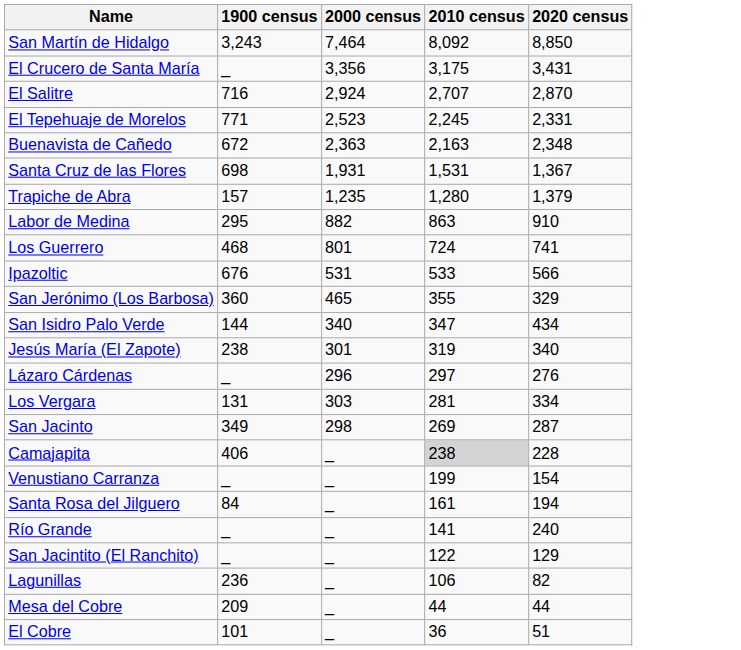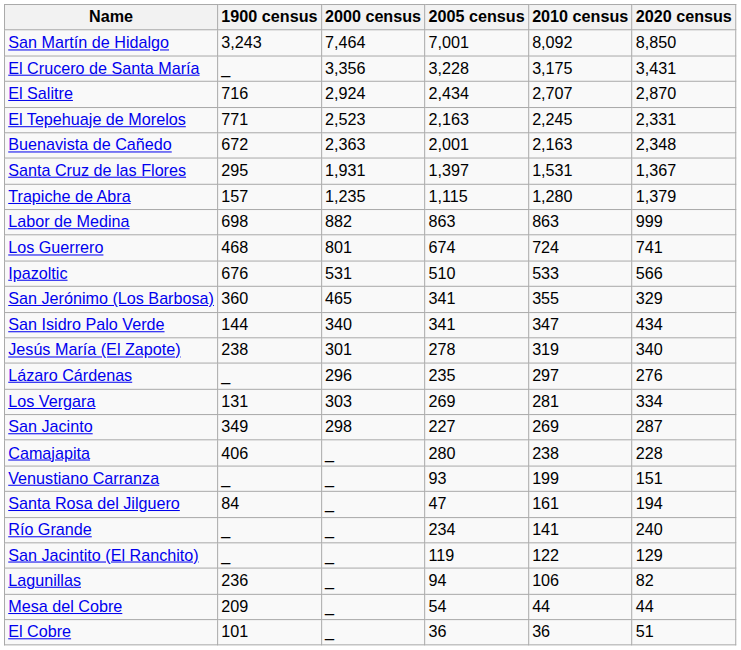+ column: (477, 17)
(235, 171) 698 -> (235, 171) 295
(235, 222) 295 -> (235, 222) 698
(546, 222) 910 -> (649, 222) 999
(442, 453) lightgrey background -> (546, 453) no background
(546, 478) 154 -> (649, 478) 151
